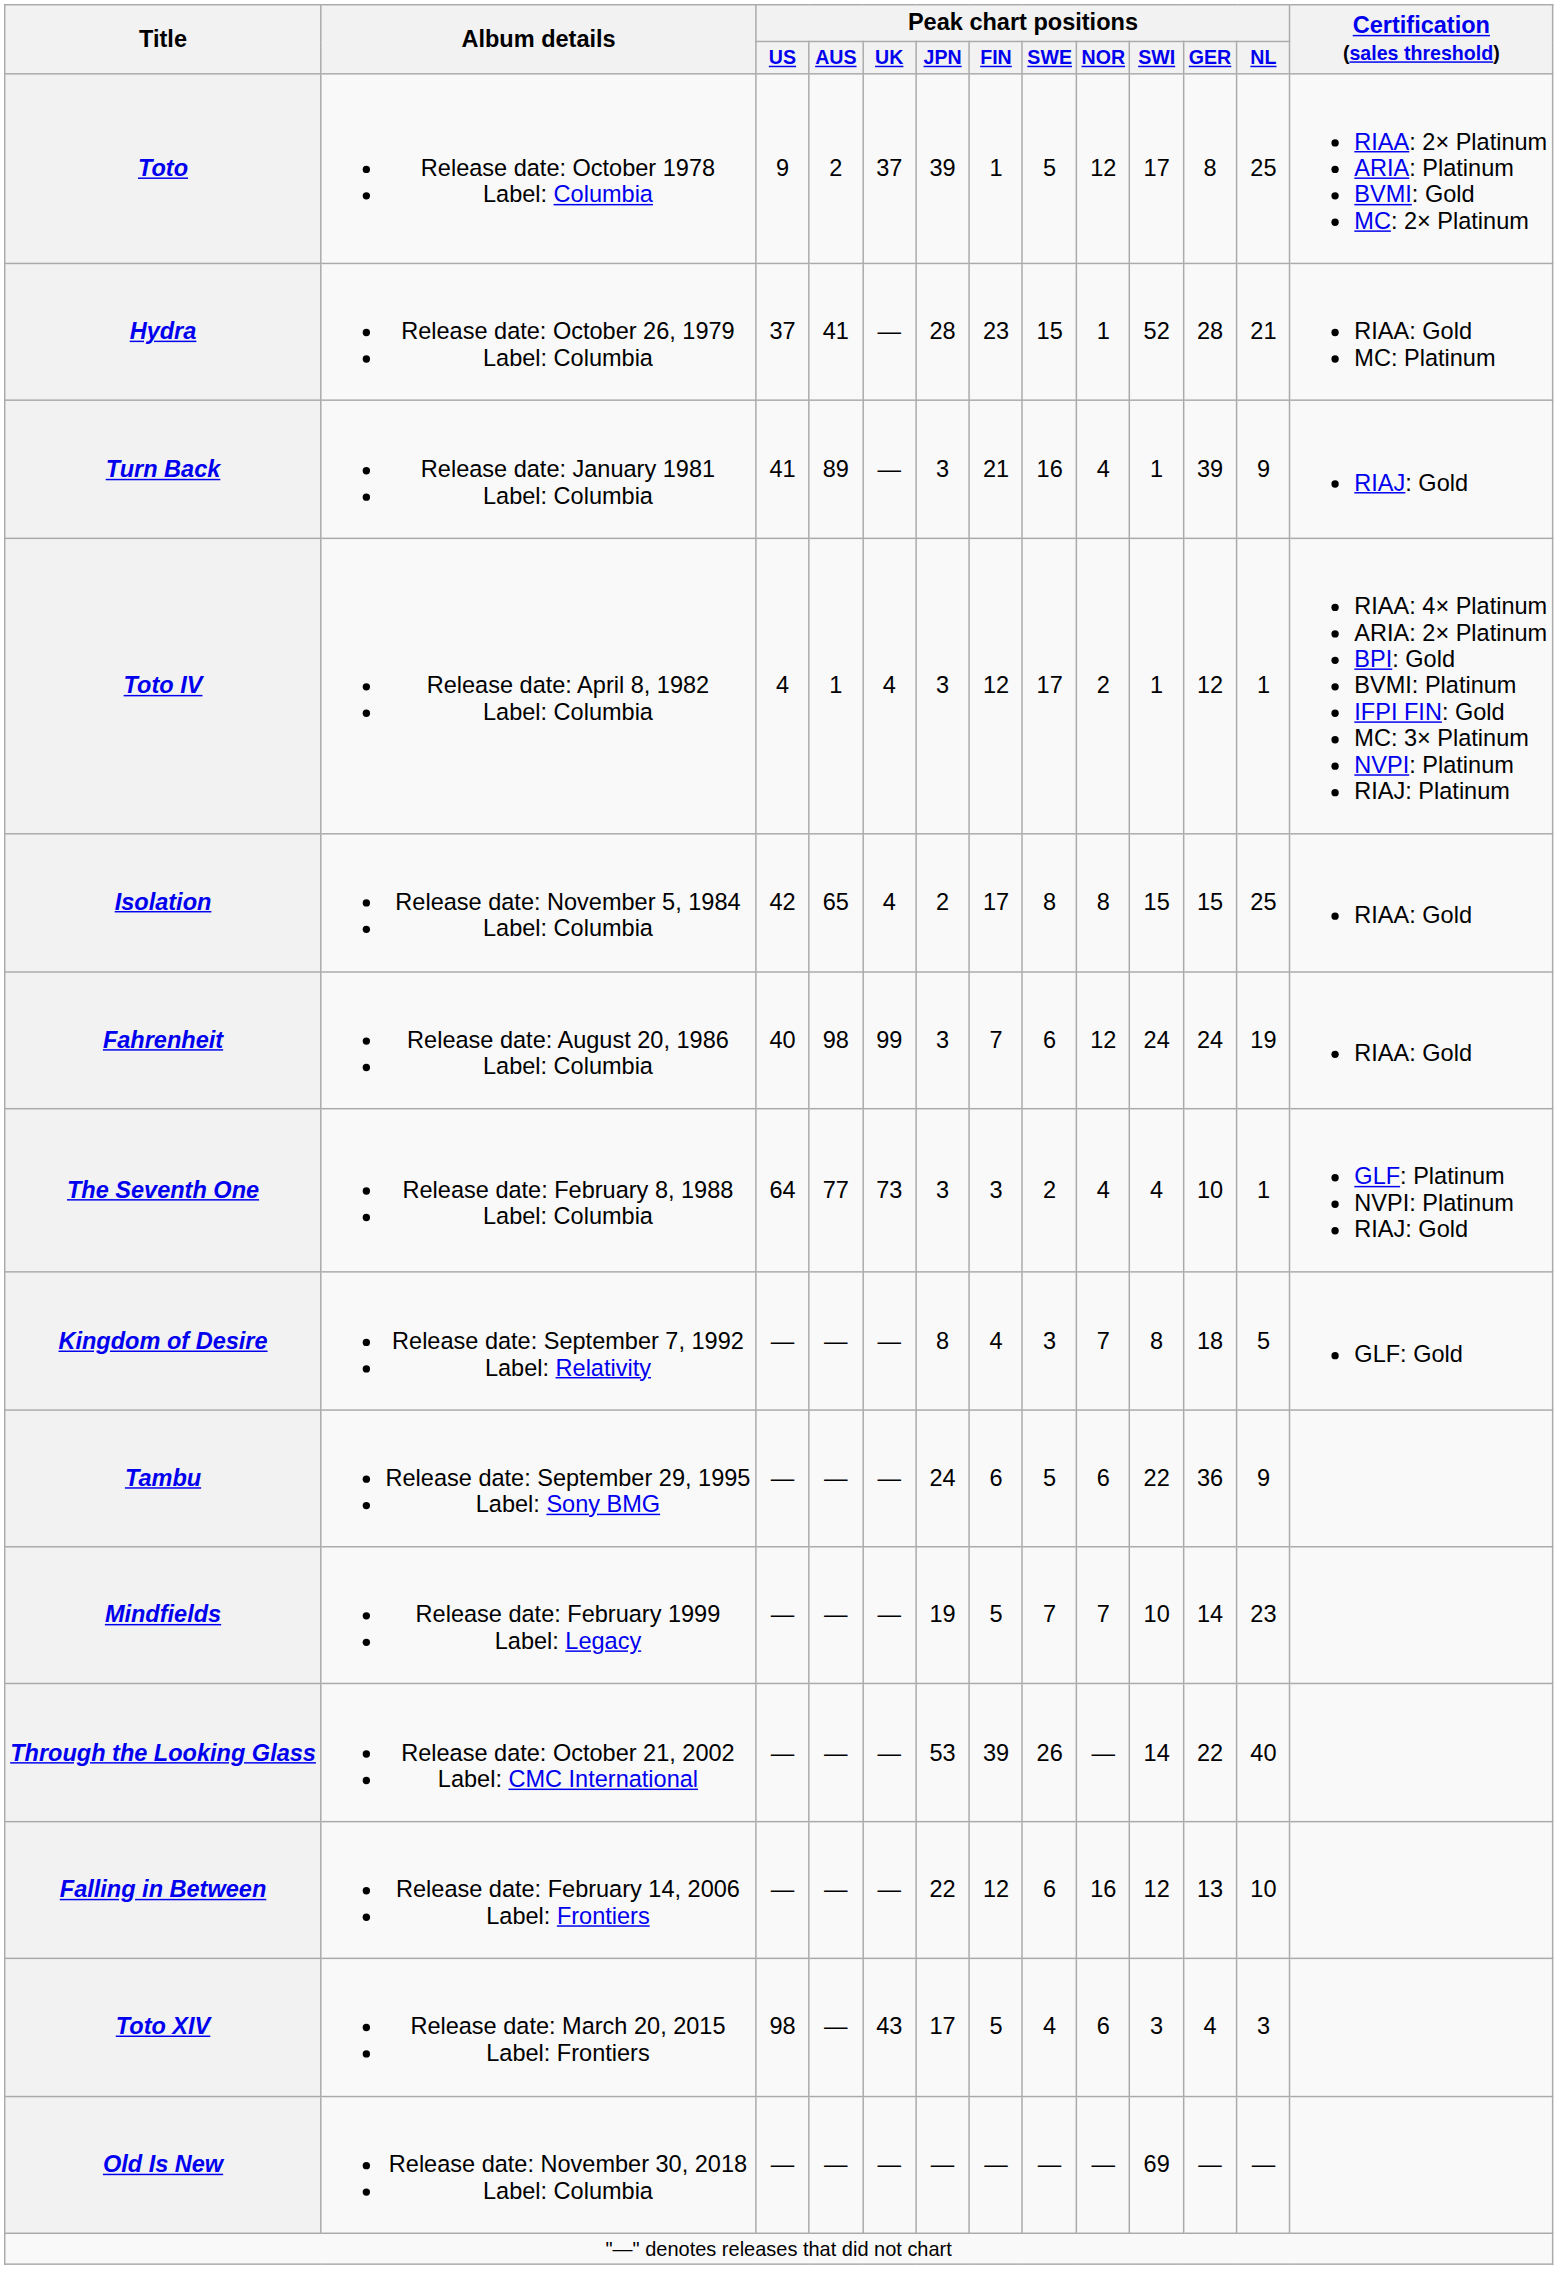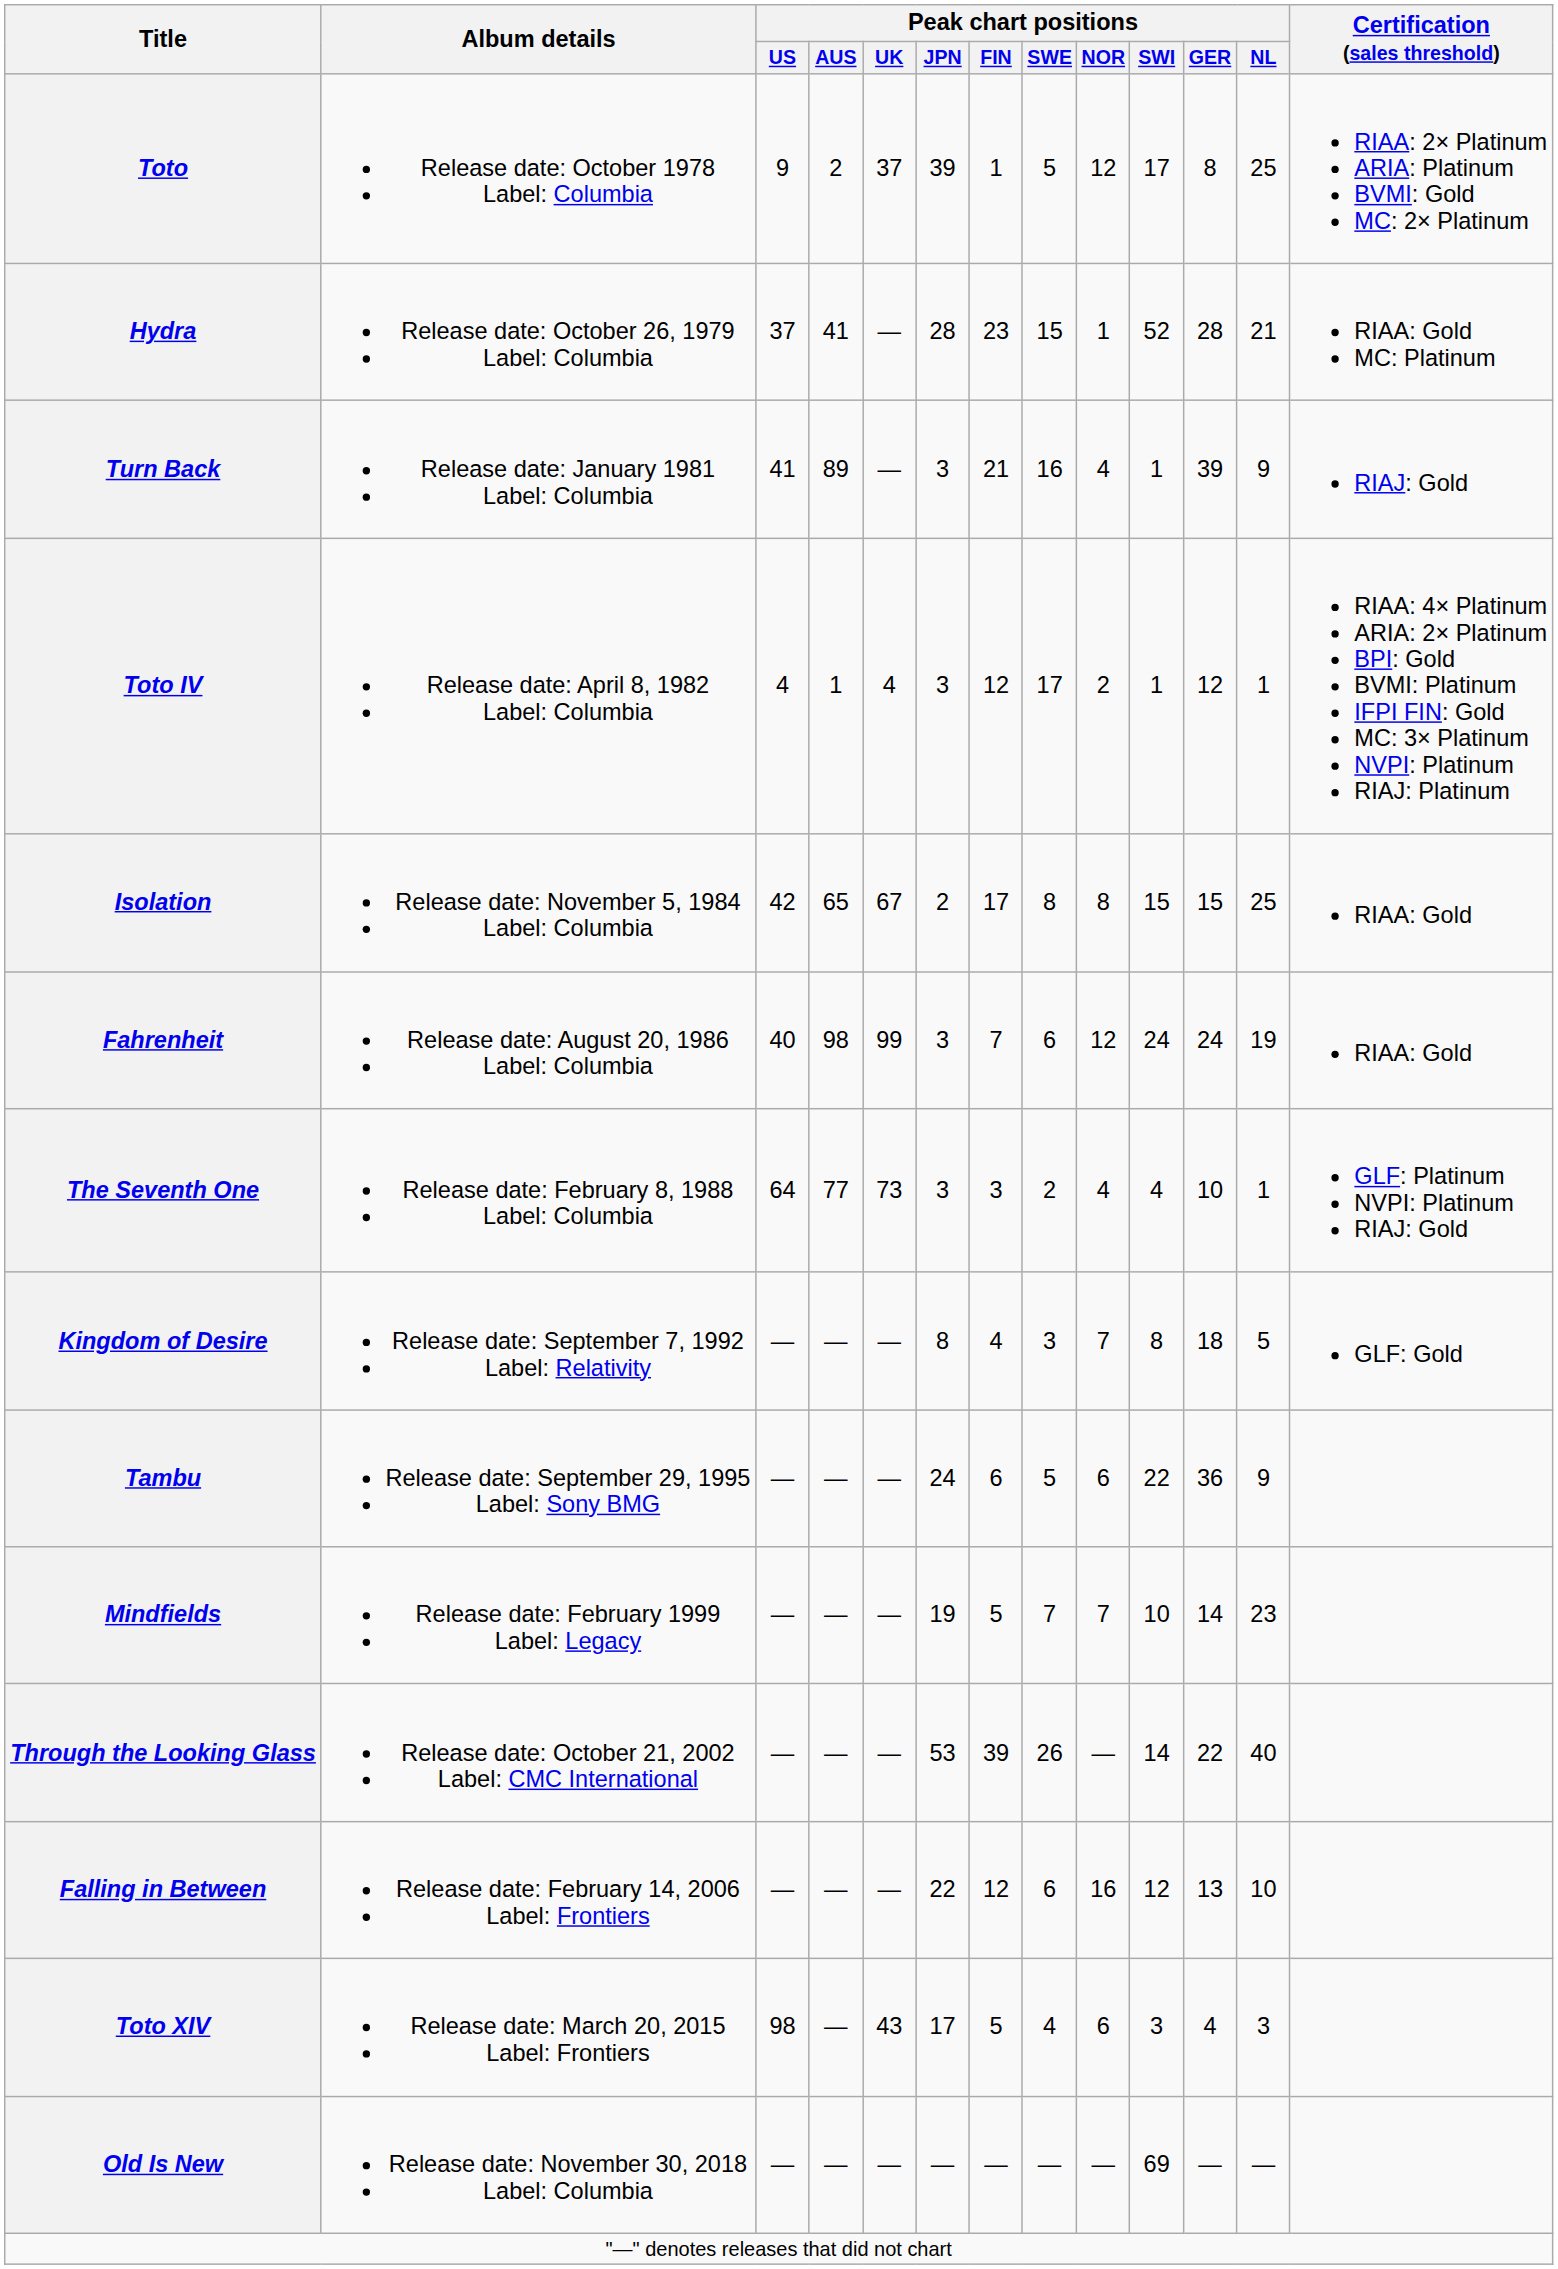(889, 902) 4 -> (889, 902) 67
